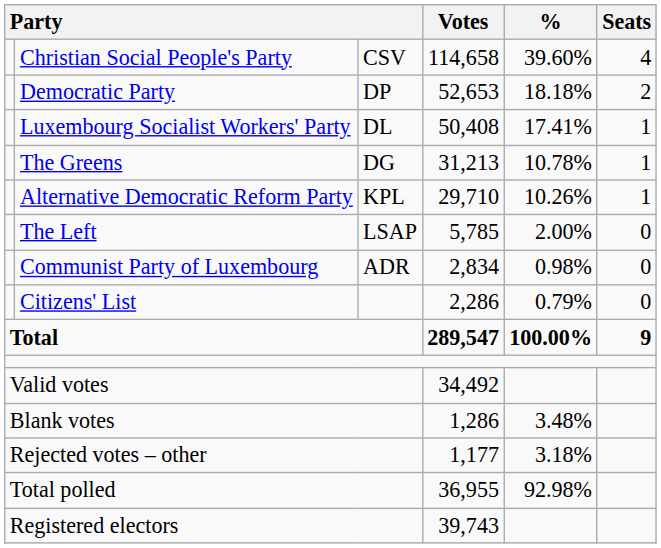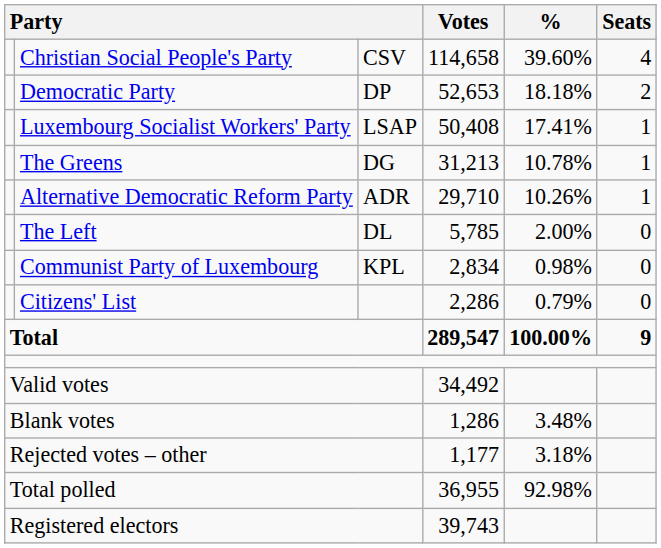(378, 127) DL -> (390, 127) LSAP
(384, 197) KPL -> (386, 197) ADR
(390, 232) LSAP -> (378, 232) DL
(386, 267) ADR -> (384, 267) KPL
